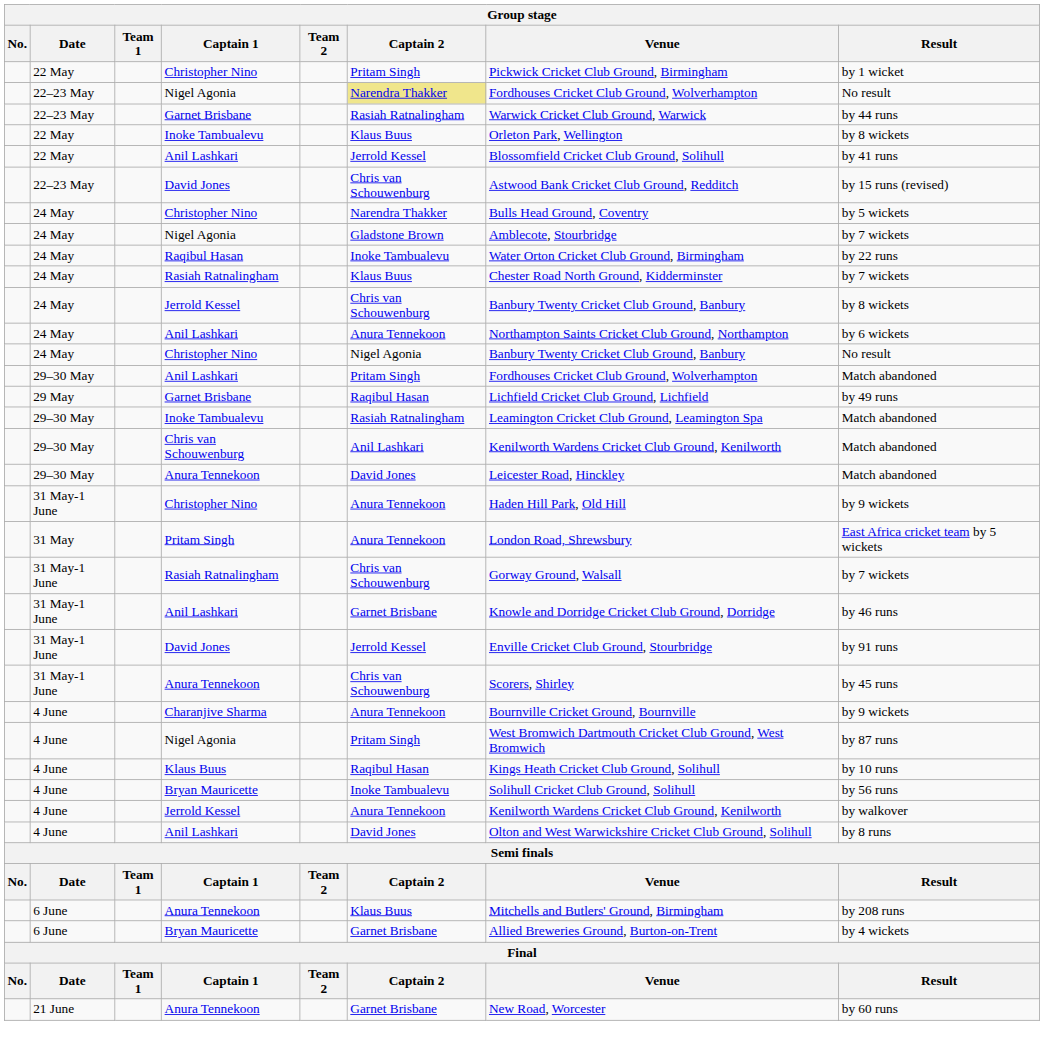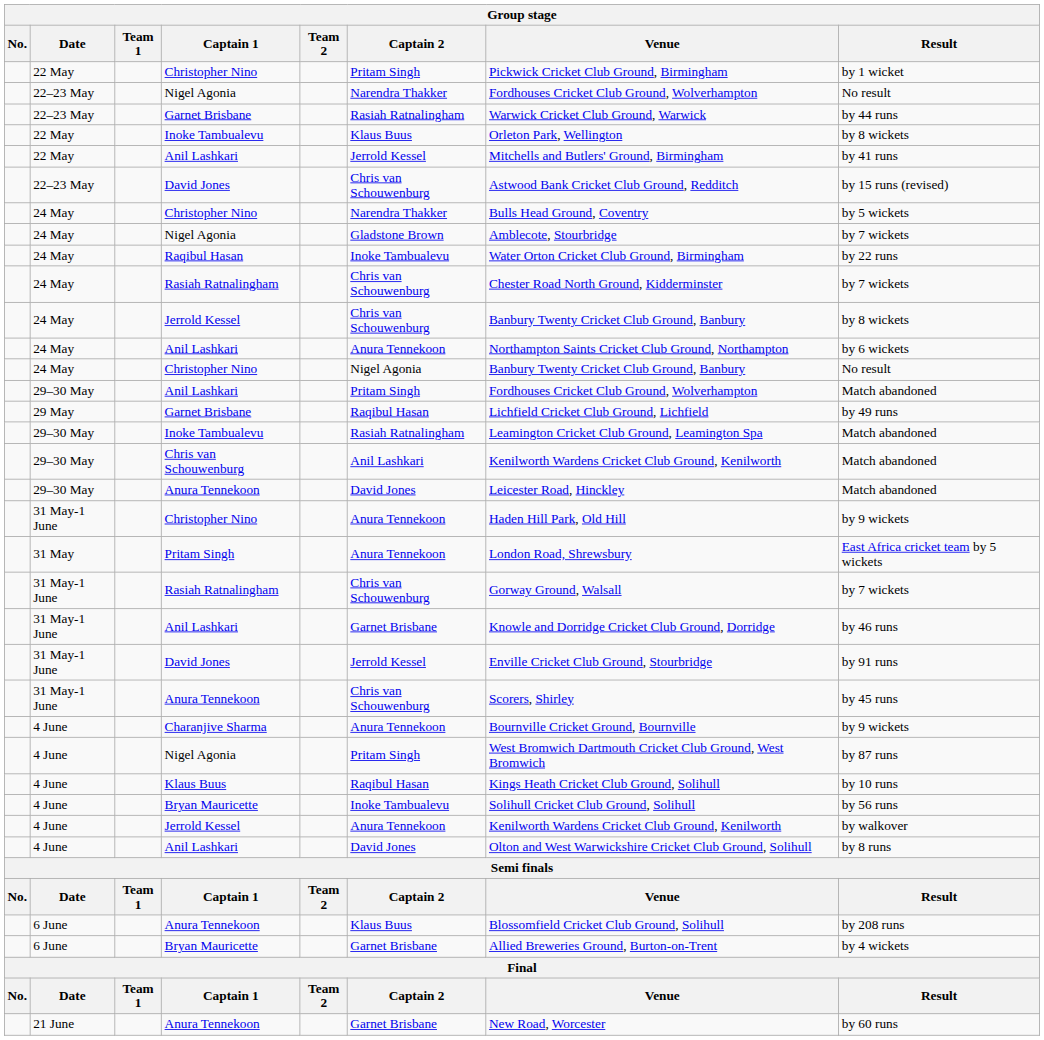(399, 93) khaki background -> (399, 93) no background
(606, 156) Blossomfield Cricket Club Ground, Solihull -> (606, 156) Mitchells and Butlers' Ground, Birmingham
(381, 276) Klaus Buus -> (390, 284) Chris van Schouwenburg
(606, 910) Mitchells and Butlers' Ground, Birmingham -> (606, 925) Blossomfield Cricket Club Ground, Solihull
